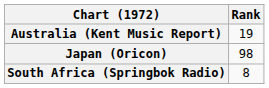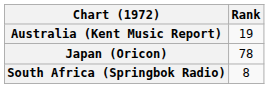(246, 54) 98 -> (246, 54) 78
